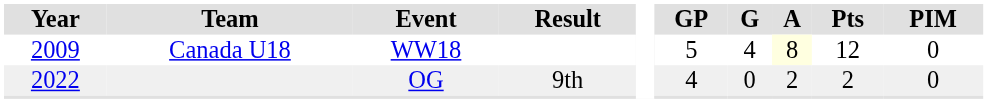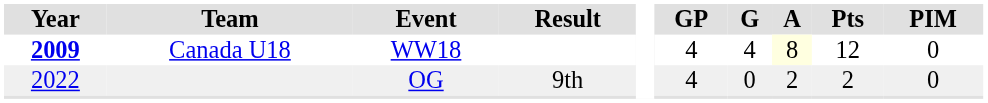(55, 49) normal -> (55, 49) bold
(691, 49) 5 -> (691, 49) 4
